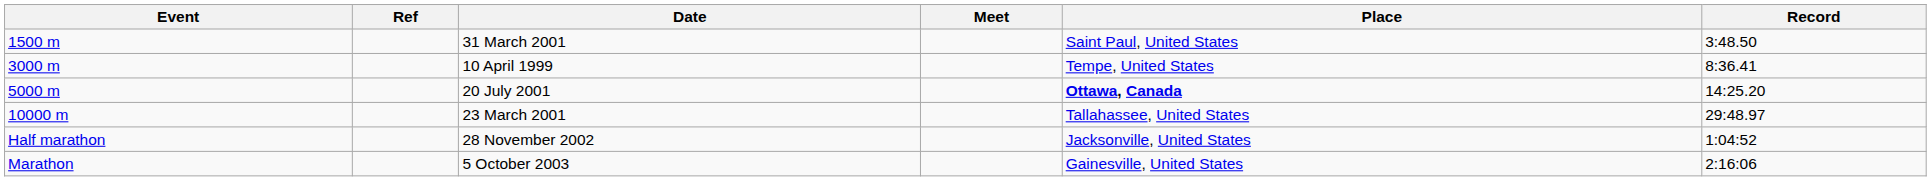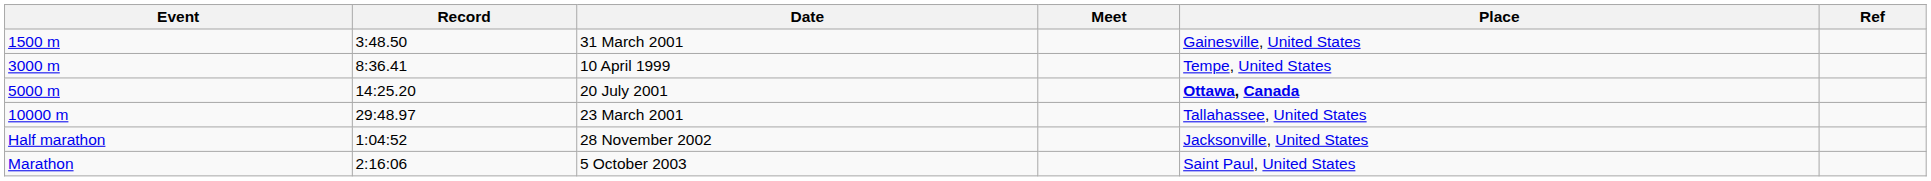columns swapped: (1814, 17) <-> (405, 17)
(1152, 42) Saint Paul, United States -> (1272, 42) Gainesville, United States
(1154, 164) Gainesville, United States -> (1269, 164) Saint Paul, United States
